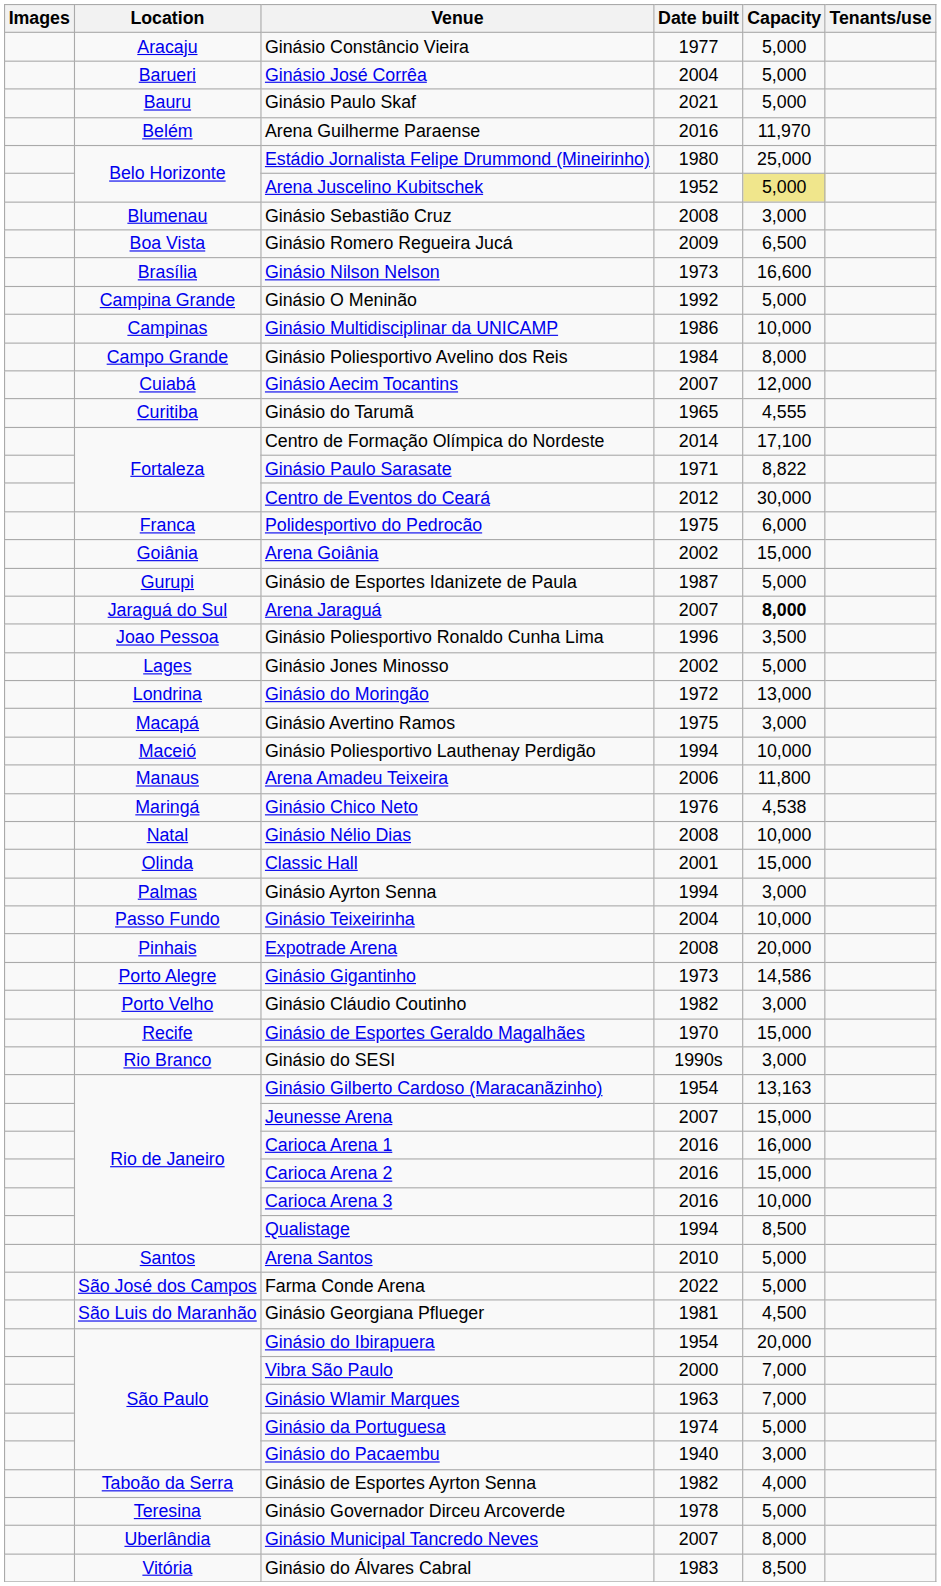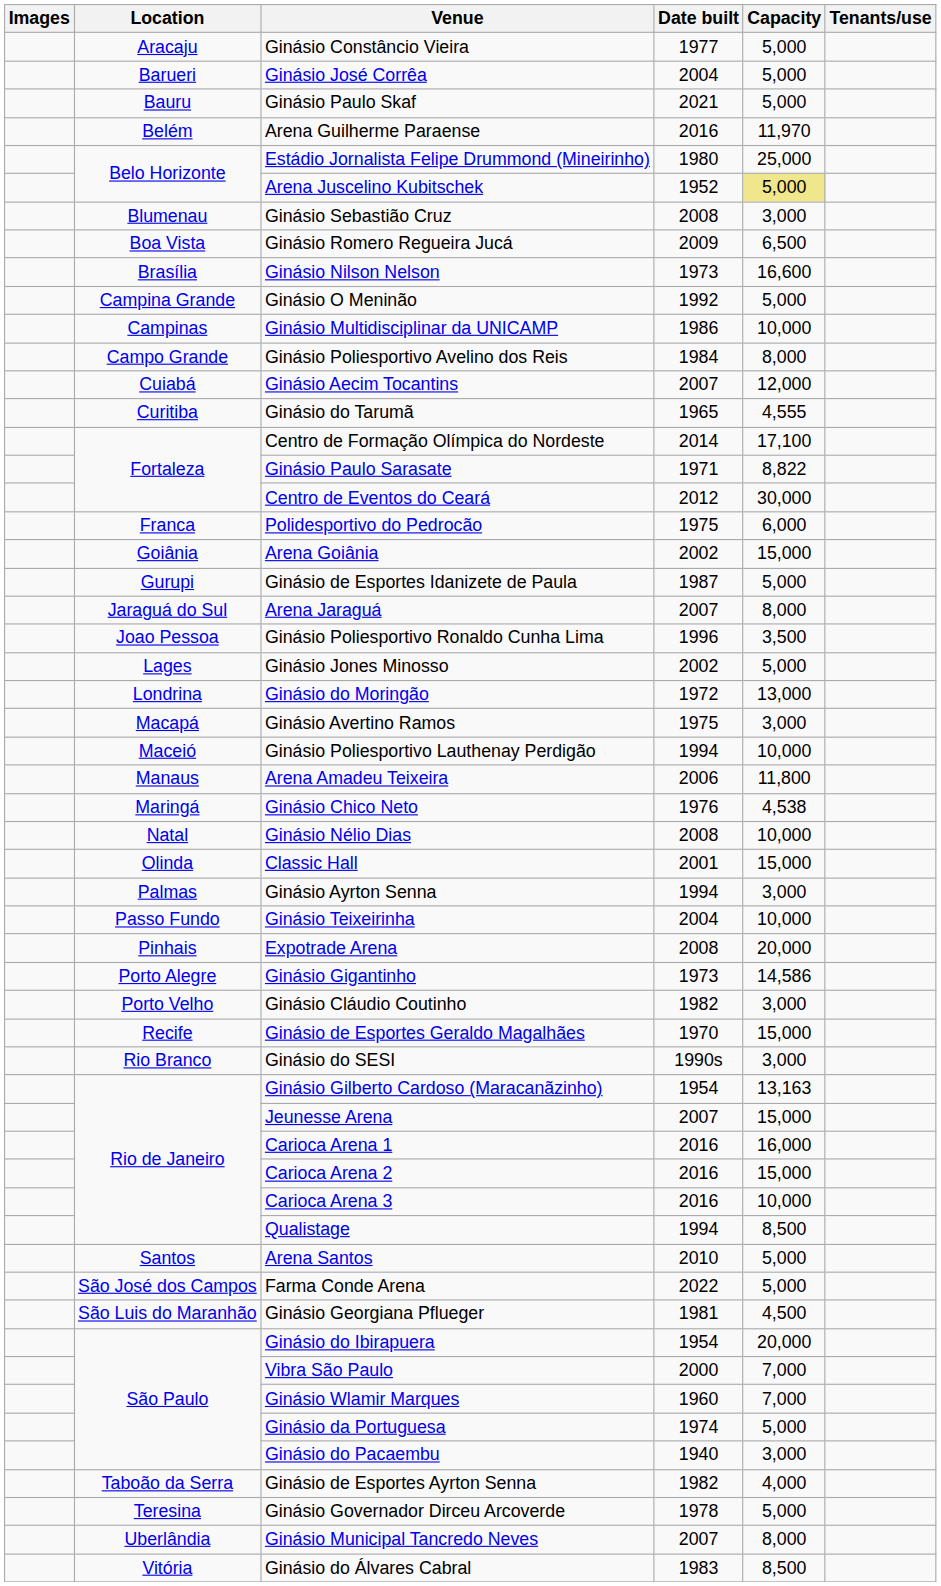(784, 610) bold -> (784, 610) normal
(699, 1398) 1963 -> (699, 1398) 1960
